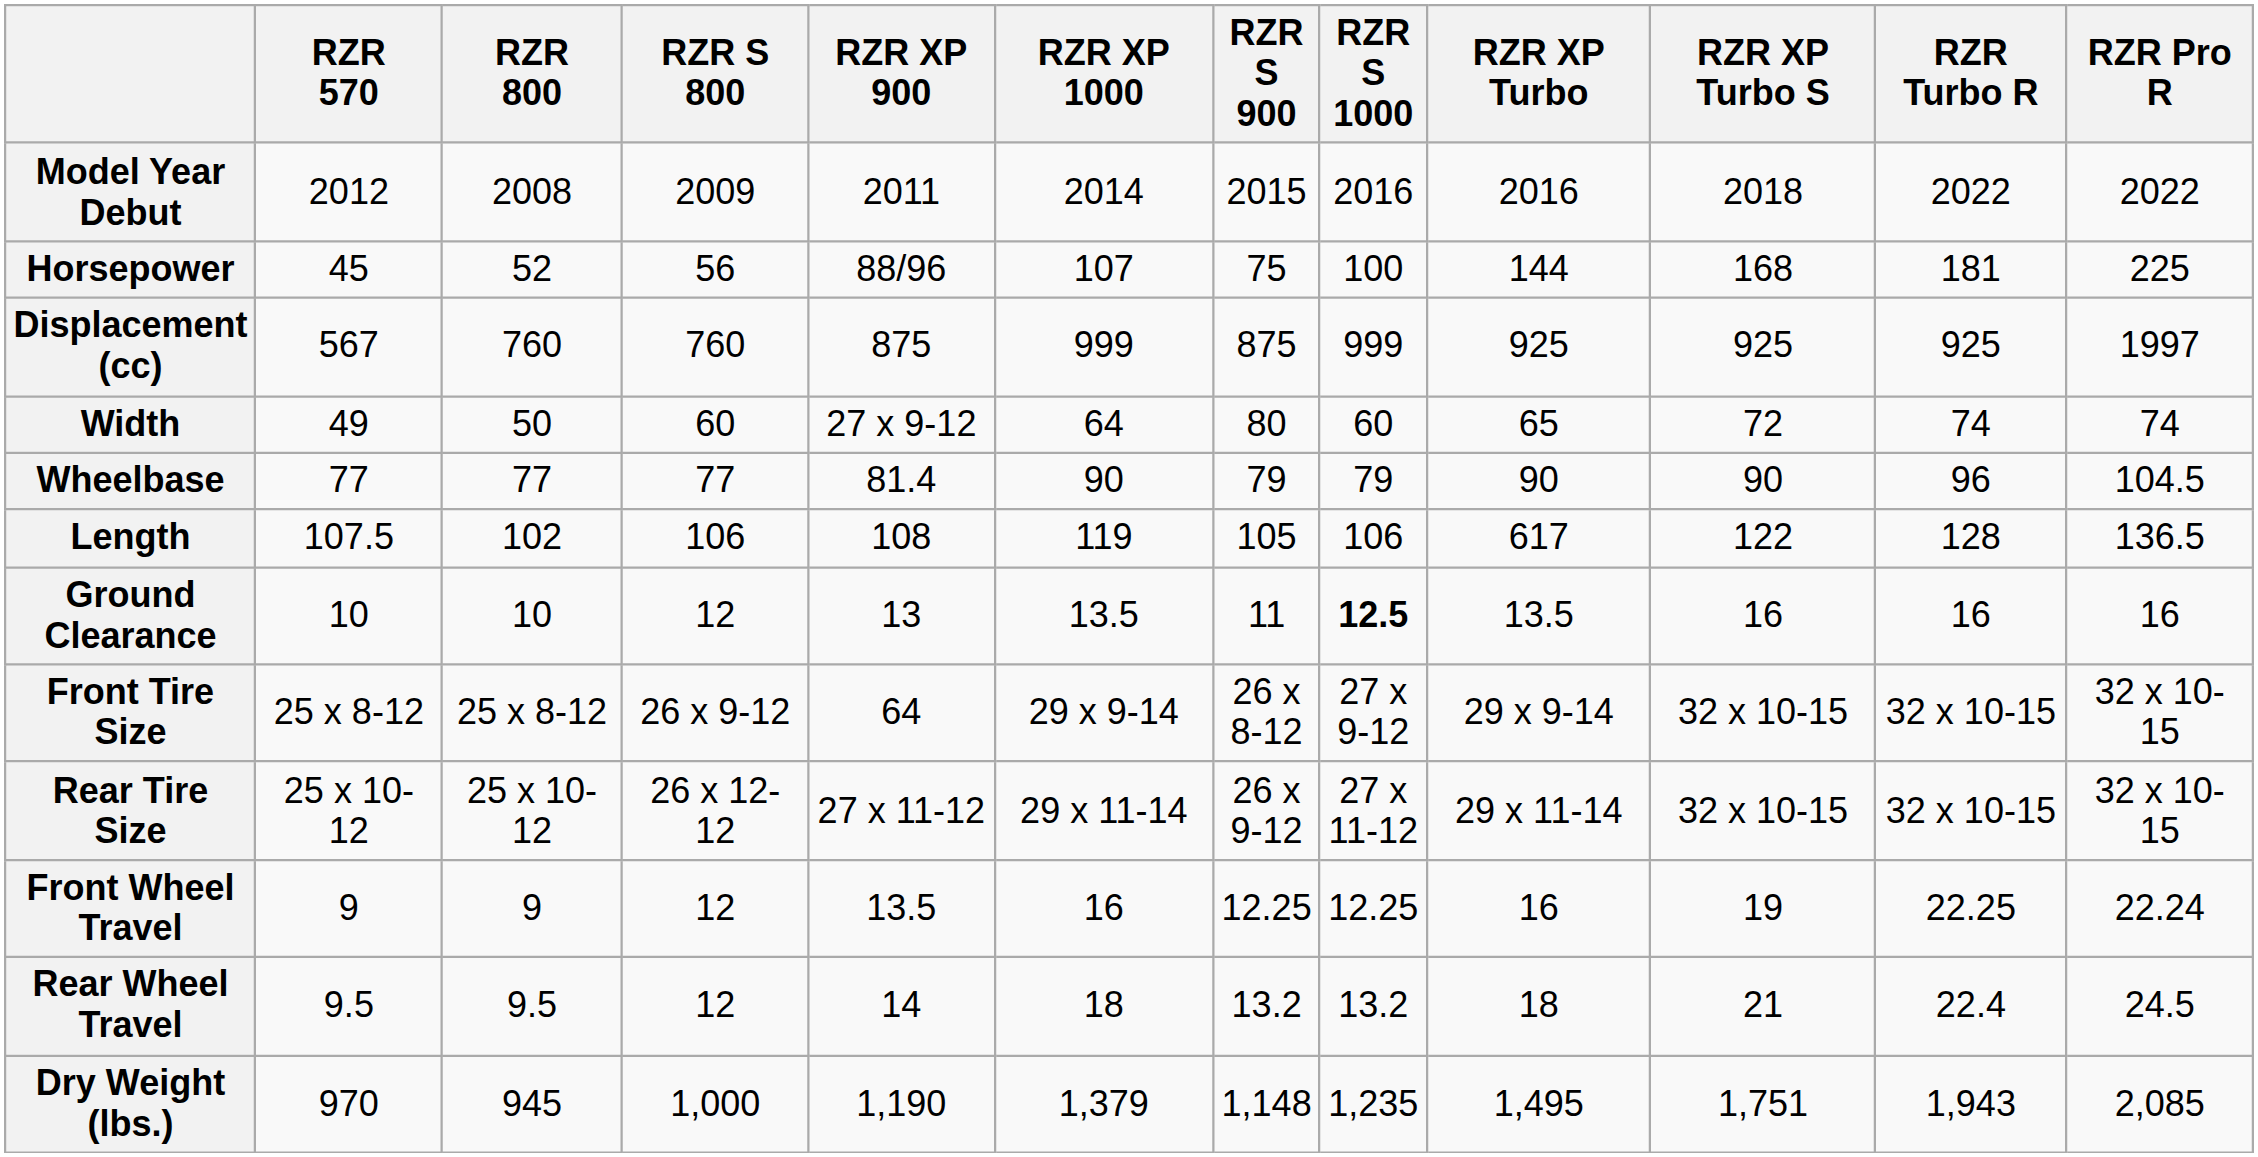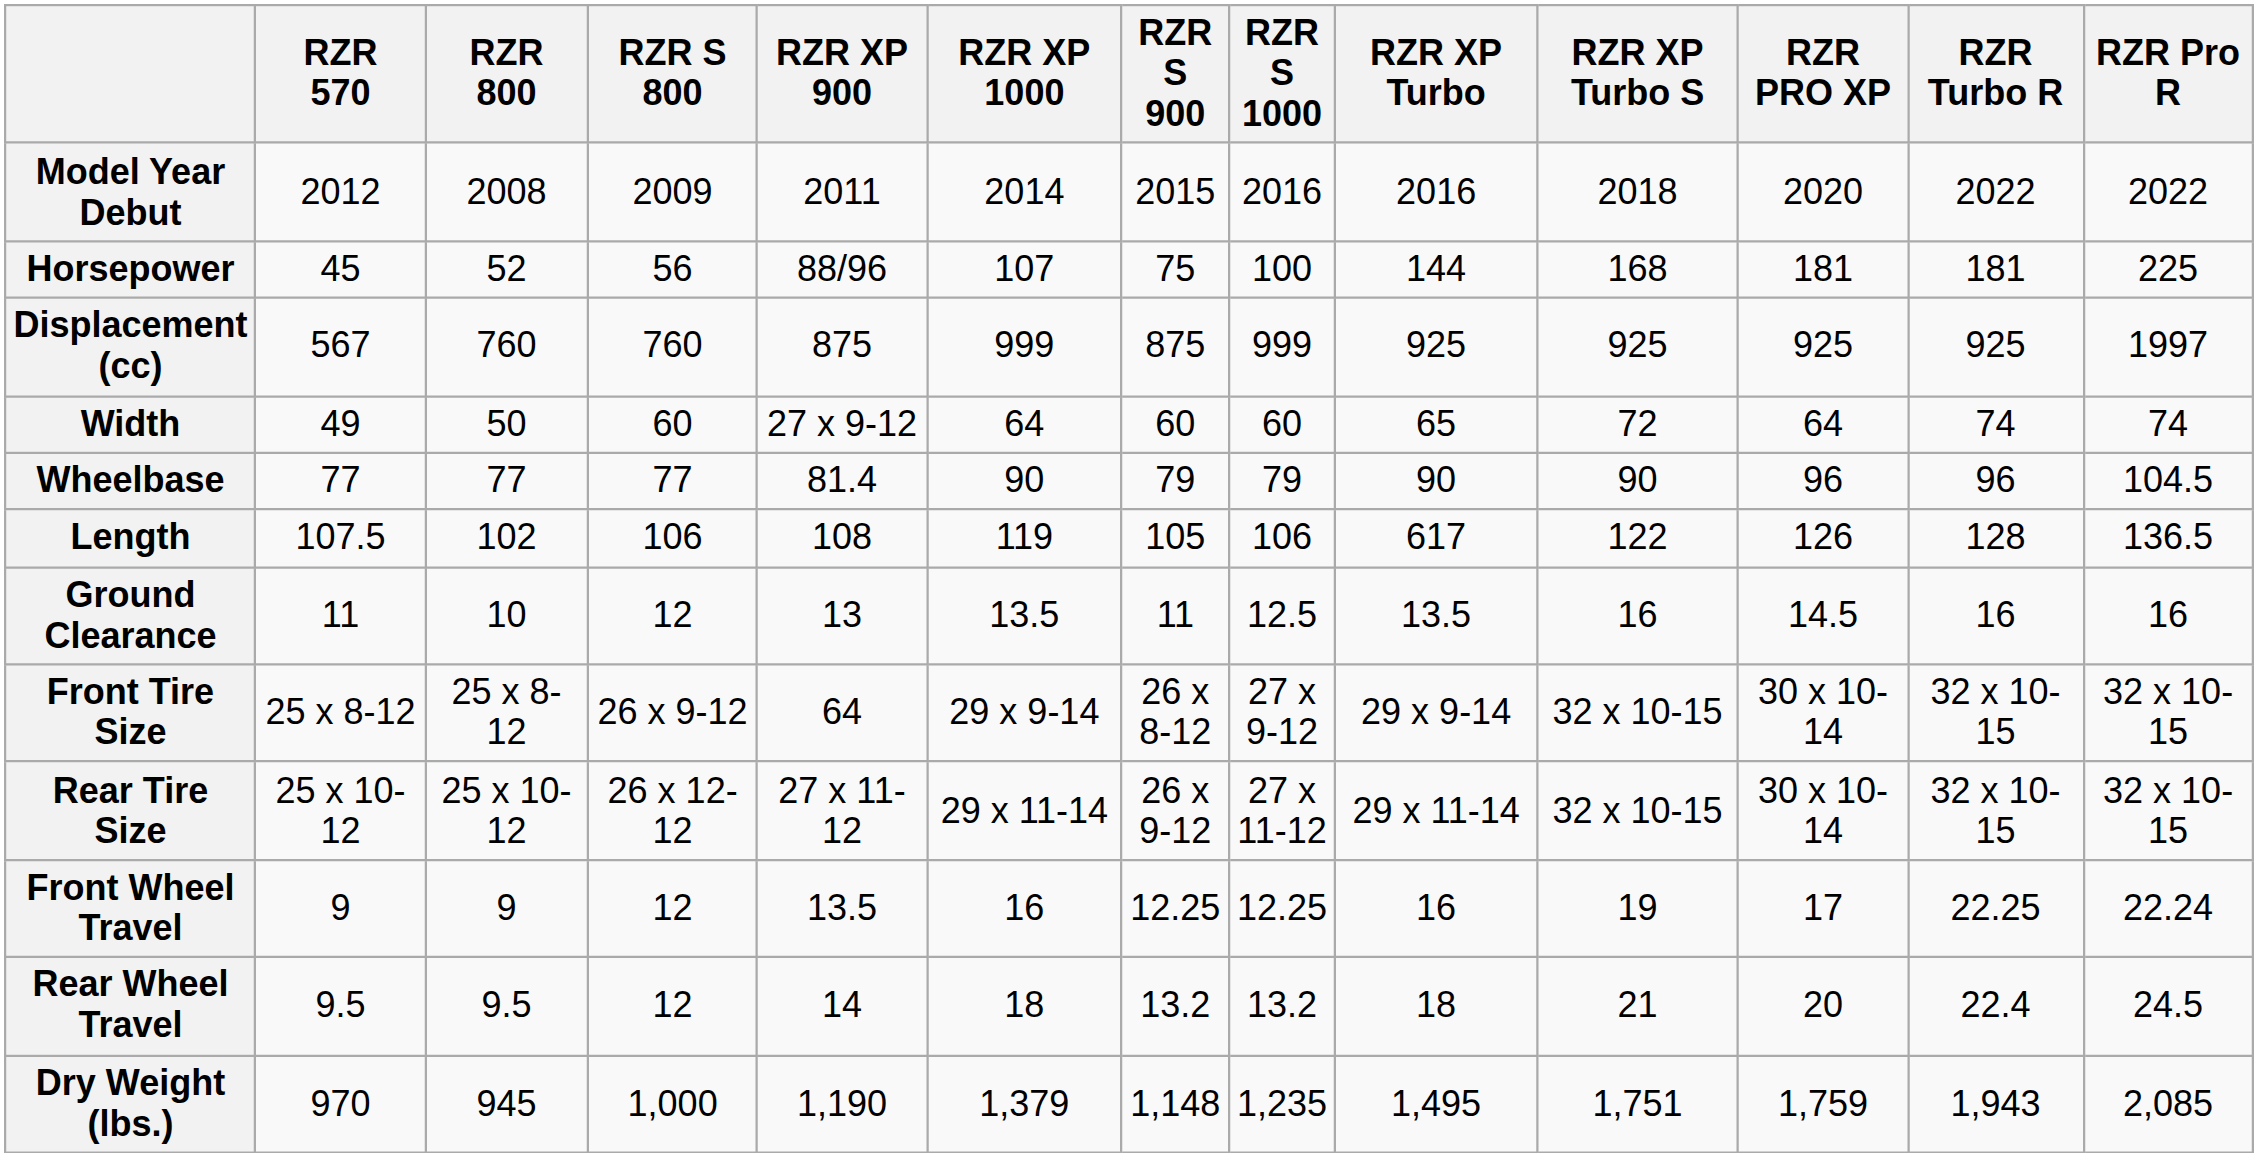+ column: (1823, 73)
(1267, 423) 80 -> (1175, 423) 60
(349, 614) 10 -> (341, 614) 11
(1373, 614) bold -> (1282, 614) normal
